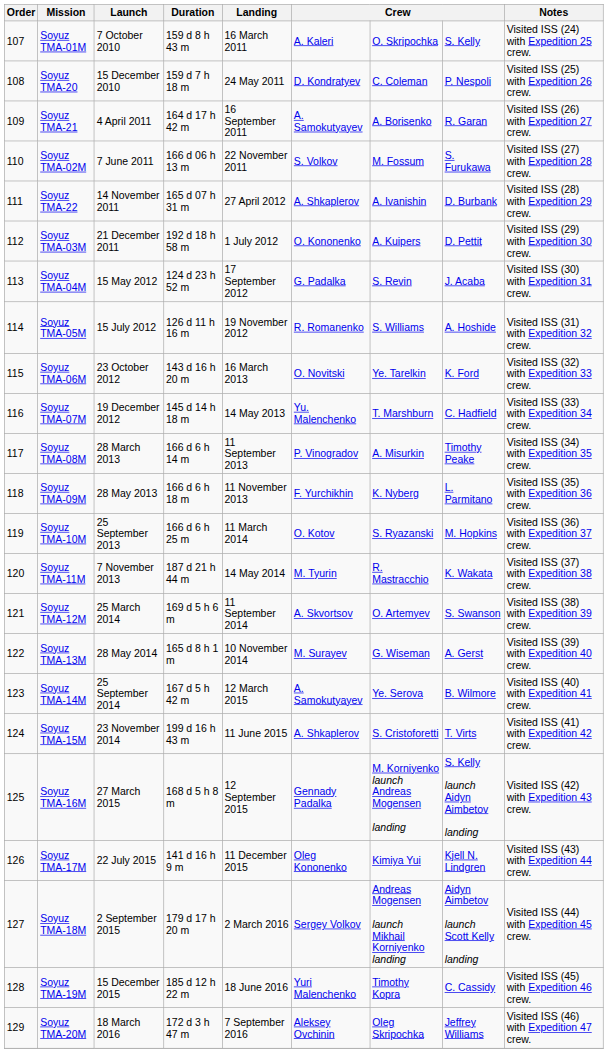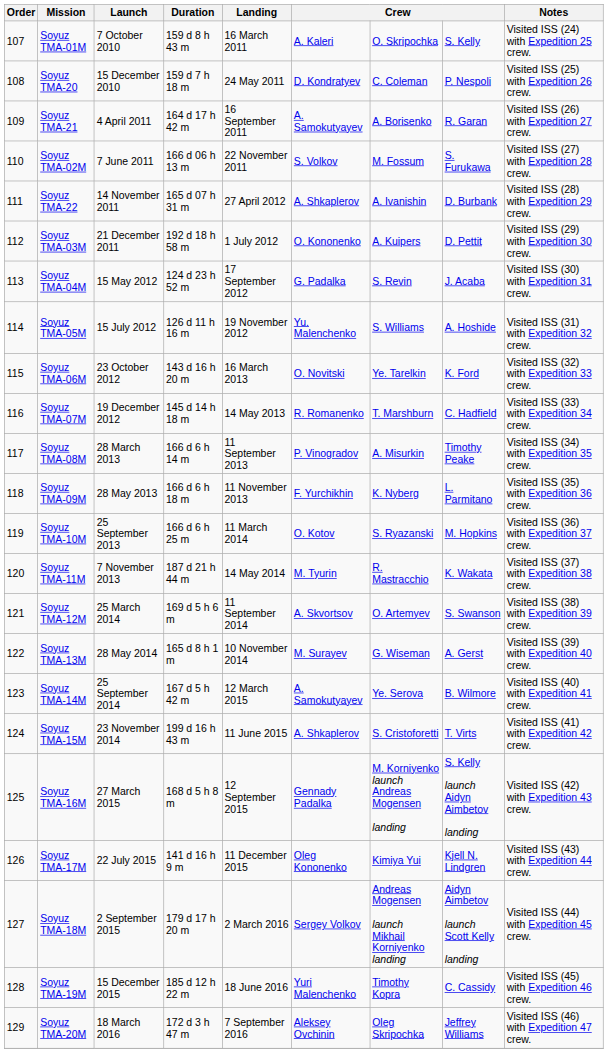(329, 327) R. Romanenko -> (325, 327) Yu. Malenchenko
(325, 413) Yu. Malenchenko -> (329, 413) R. Romanenko
